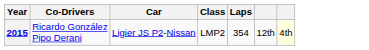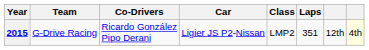+ column: (65, 12)
(241, 33) 354 -> (310, 33) 351
